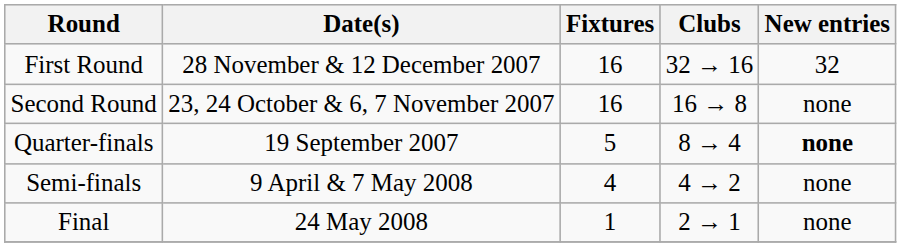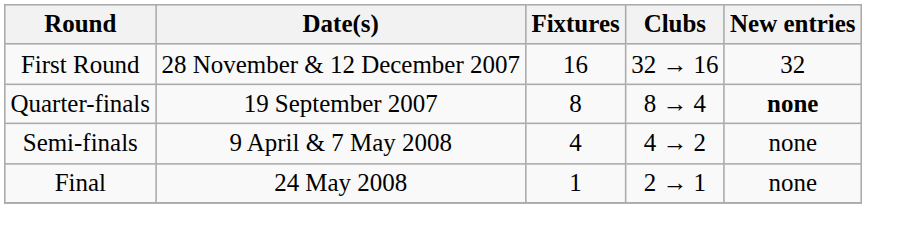- row: (84, 103)
(610, 143) 5 -> (576, 103) 8
